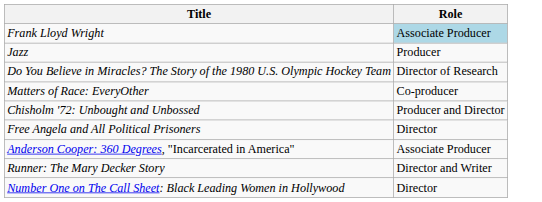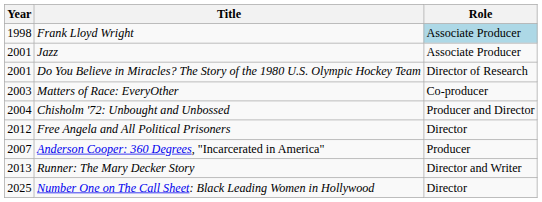+ column: (19, 14)
(419, 52) Producer -> (474, 52) Associate Producer
(444, 149) Associate Producer -> (448, 149) Producer
